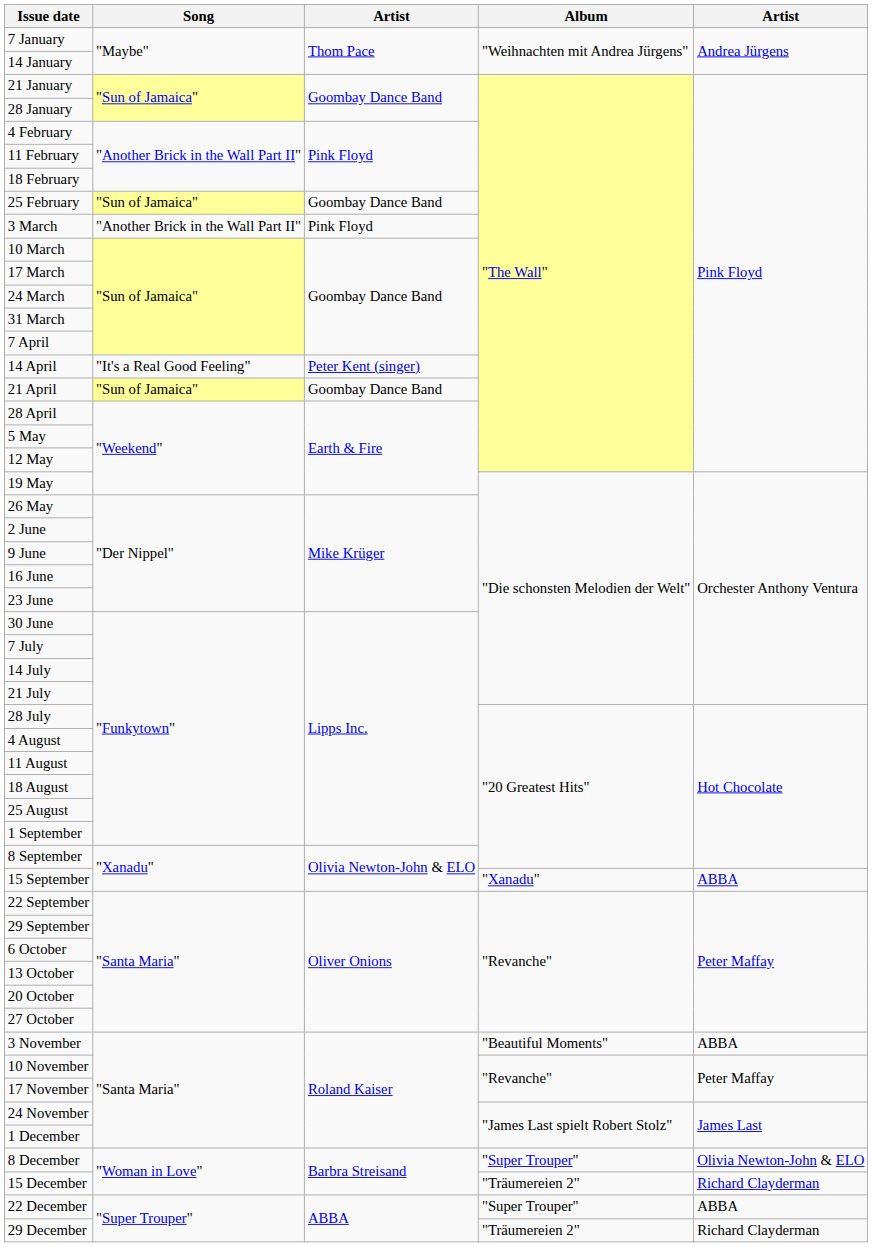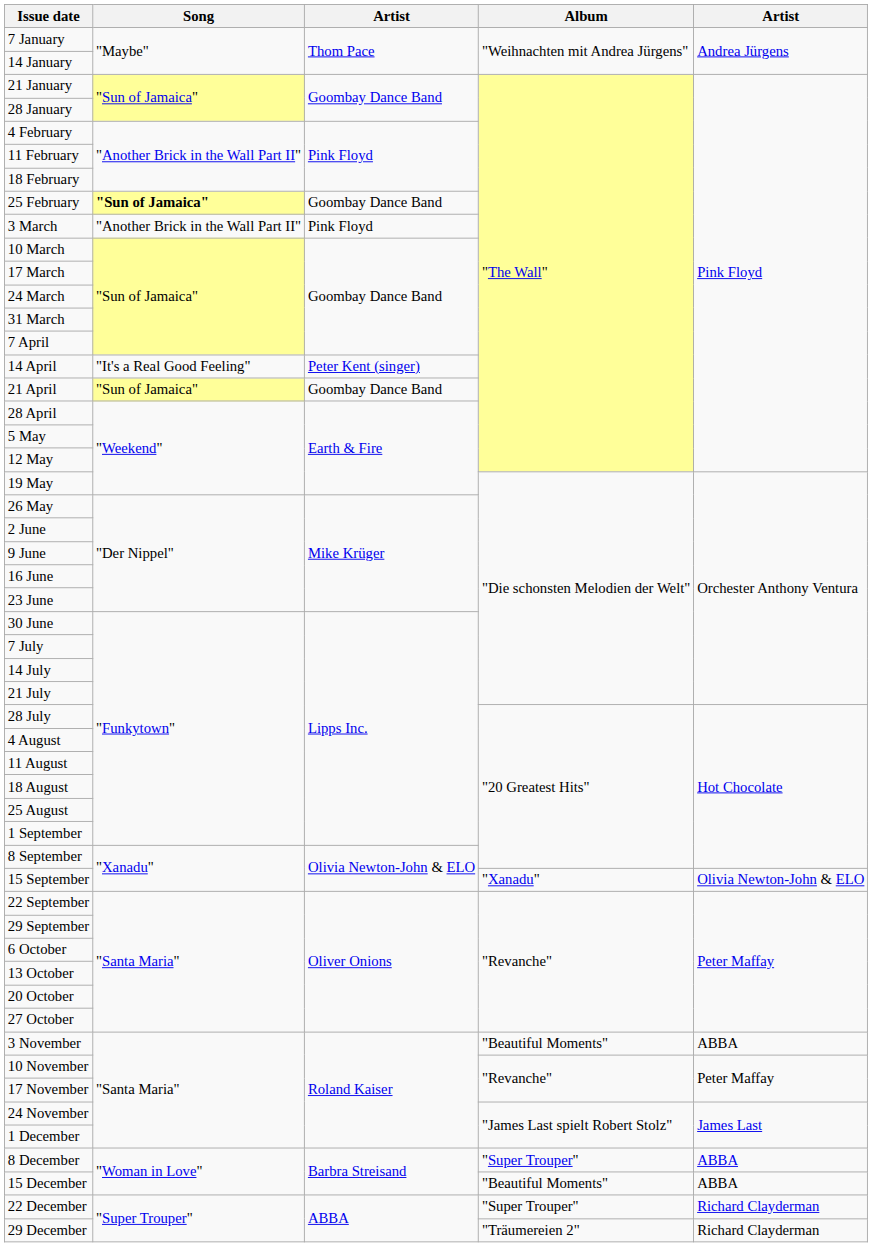(147, 202) normal -> (152, 202) bold
(718, 879) ABBA -> (781, 879) Olivia Newton-John & ELO
(781, 1160) Olivia Newton-John & ELO -> (718, 1160) ABBA
(531, 1183) "Träumereien 2" -> (545, 1183) "Beautiful Moments"
(758, 1183) Richard Clayderman -> (718, 1183) ABBA
(718, 1206) ABBA -> (758, 1206) Richard Clayderman
